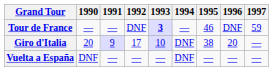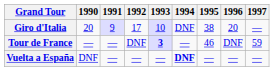rows swapped: (40, 43) <-> (40, 27)
(184, 58) normal -> (185, 58) bold
